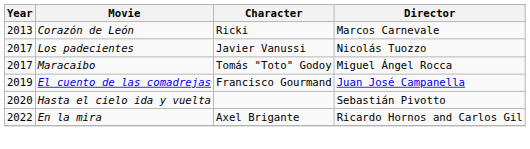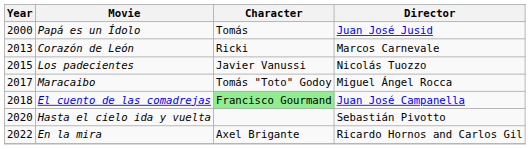+ row: (89, 30)
(20, 48) 2017 -> (20, 65) 2015
(20, 83) 2019 -> (20, 100) 2018
(274, 83) no background -> (274, 100) lightgreen background
